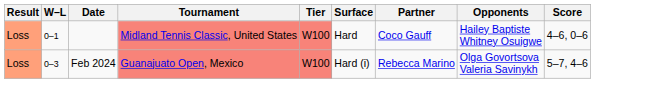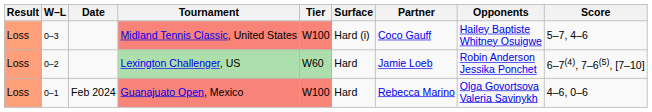(51, 36) 0–1 -> (51, 36) 0–3
(346, 35) Hard -> (352, 35) Hard (i)
(567, 35) 4–6, 0–6 -> (567, 35) 5–7, 4–6
+ row: (180, 64)
(51, 64) 0–3 -> (51, 93) 0–1
(352, 64) Hard (i) -> (346, 92) Hard
(567, 64) 5–7, 4–6 -> (567, 92) 4–6, 0–6
